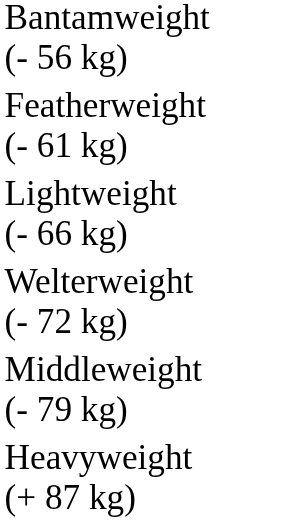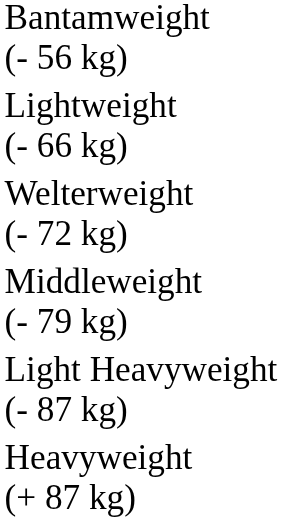- row: (105, 125)
+ row: (141, 389)
